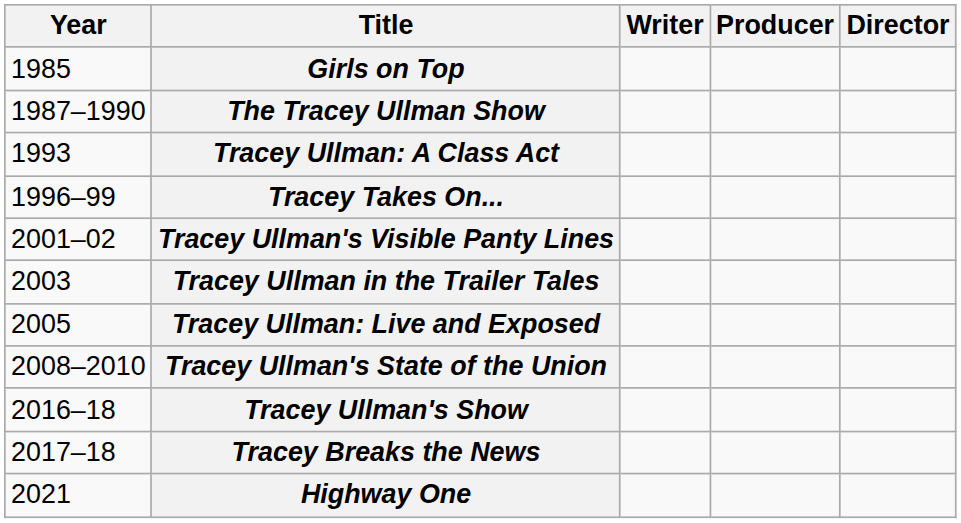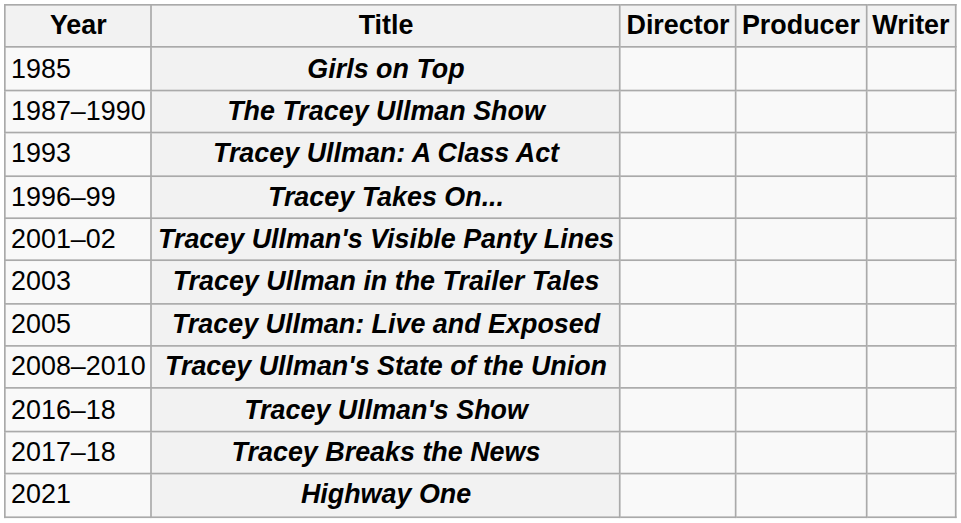columns swapped: (898, 25) <-> (665, 25)
